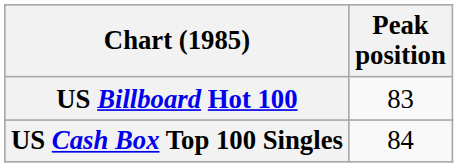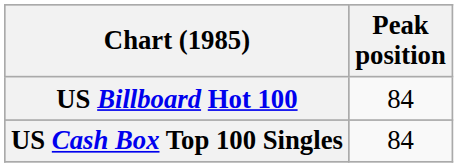(401, 98) 83 -> (401, 98) 84
